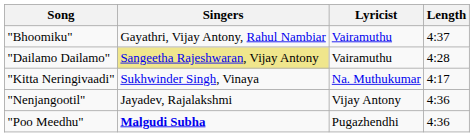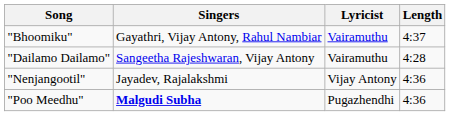(220, 57) khaki background -> (215, 57) no background
- row: (61, 79)
